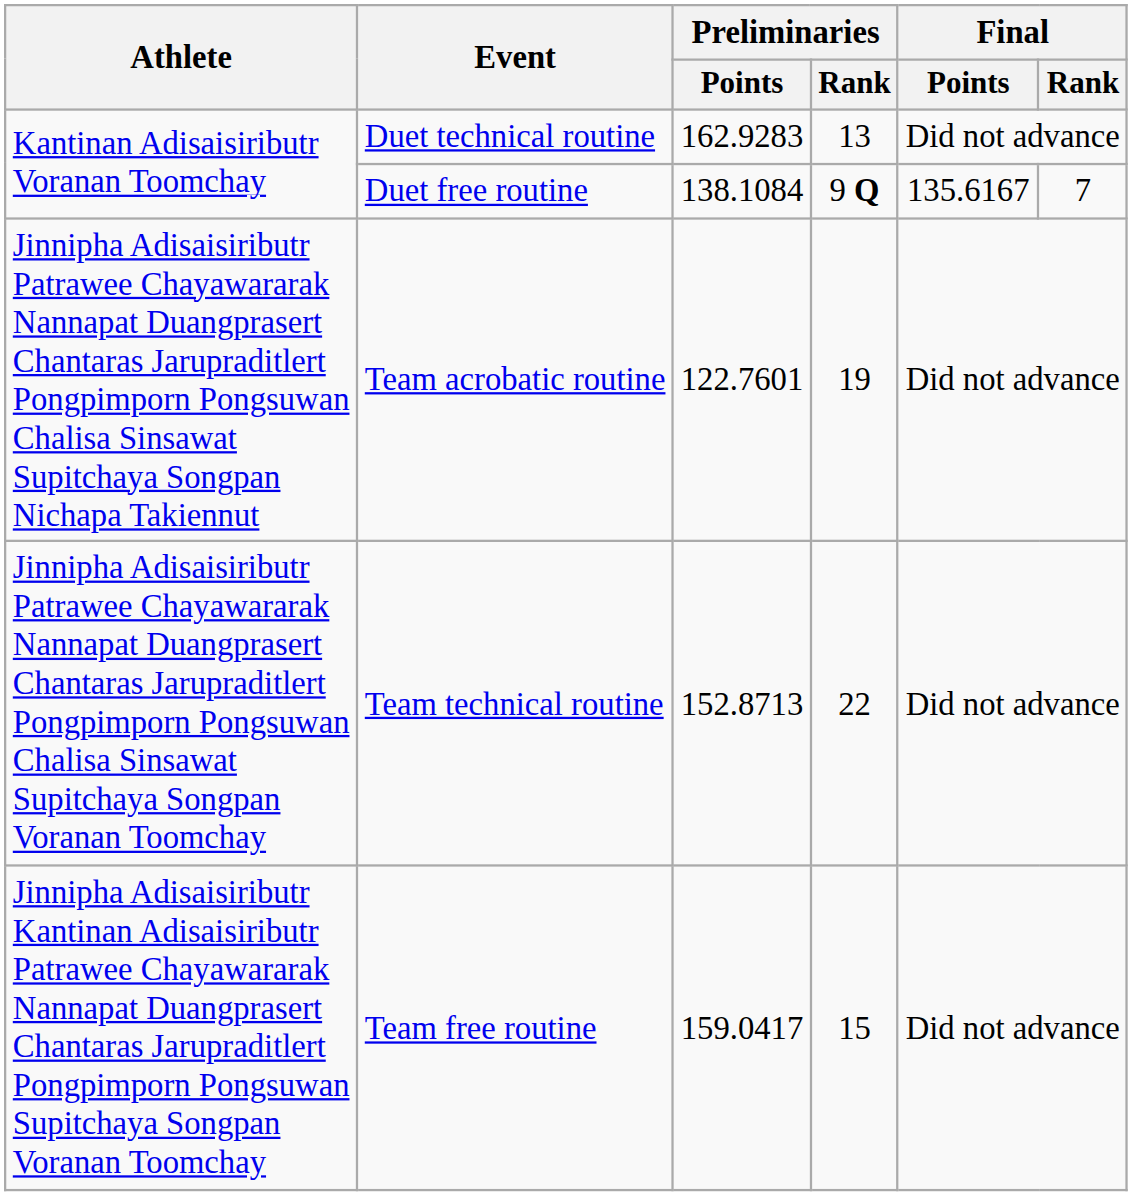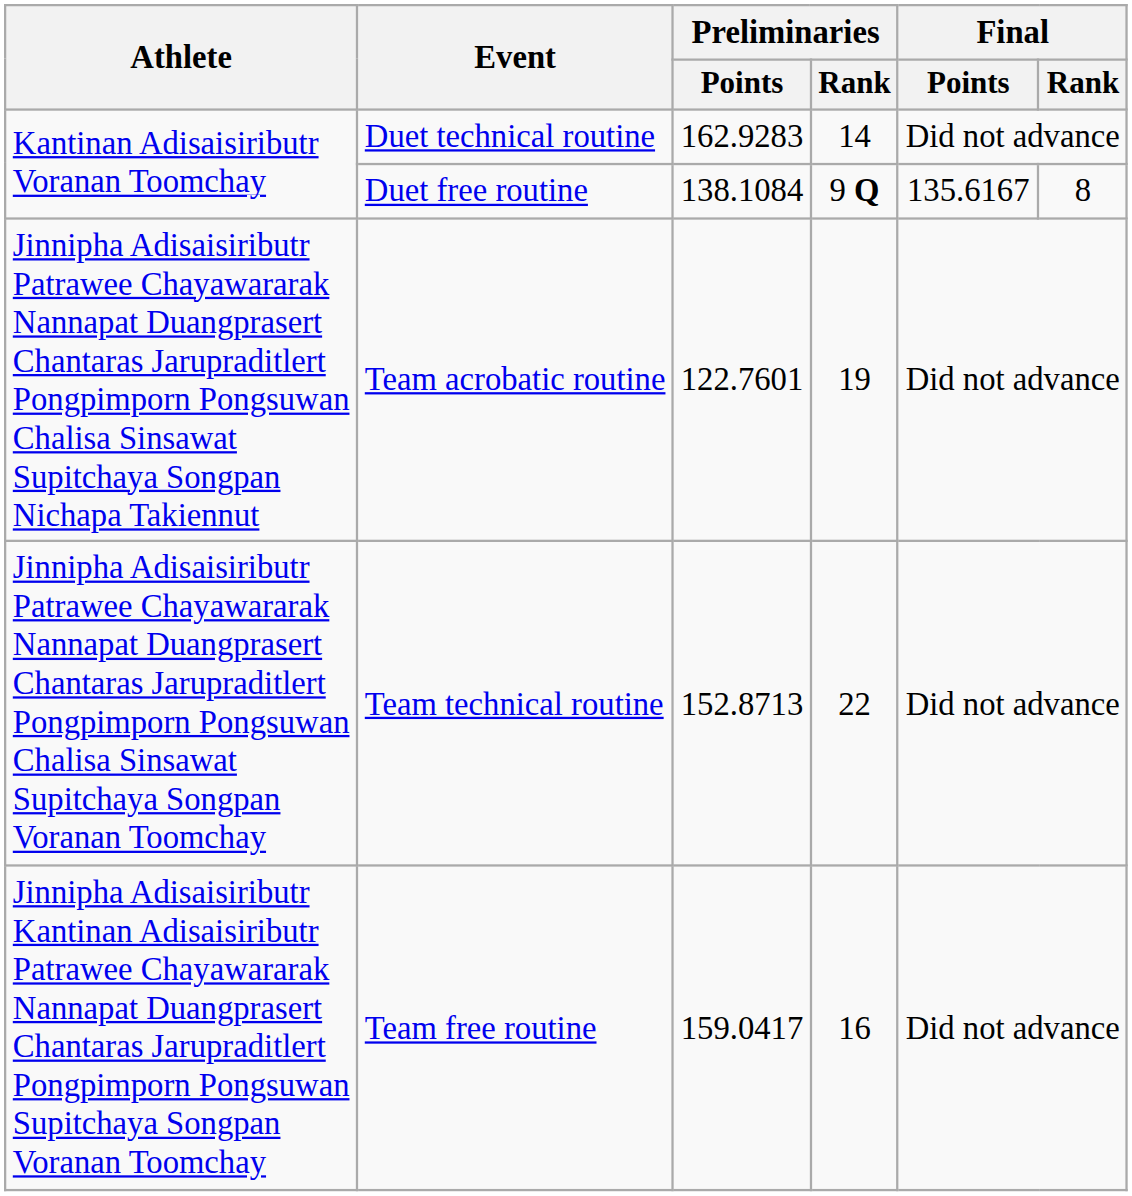(854, 136) 13 -> (854, 136) 14
(1083, 190) 7 -> (1083, 190) 8
(854, 1027) 15 -> (854, 1027) 16
